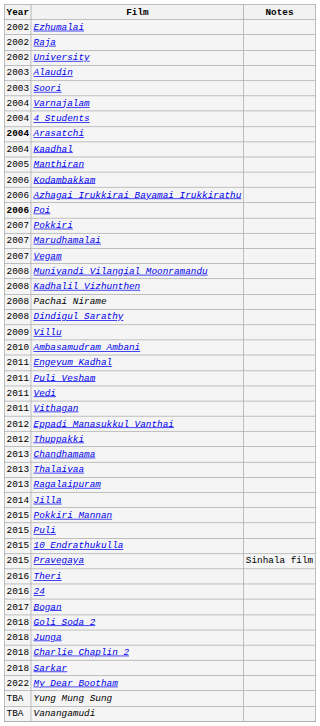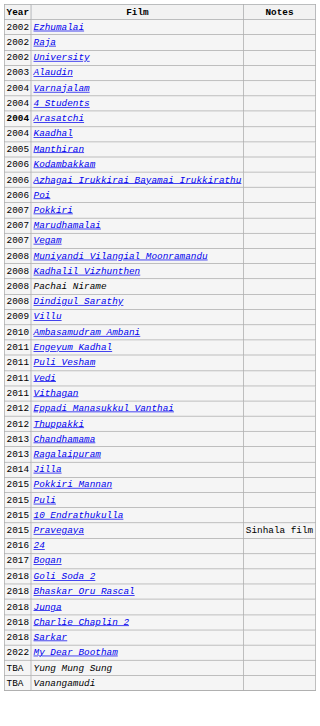- row: (48, 88)
(18, 210) bold -> (18, 195) normal
- row: (59, 470)
- row: (48, 576)
+ row: (84, 592)
